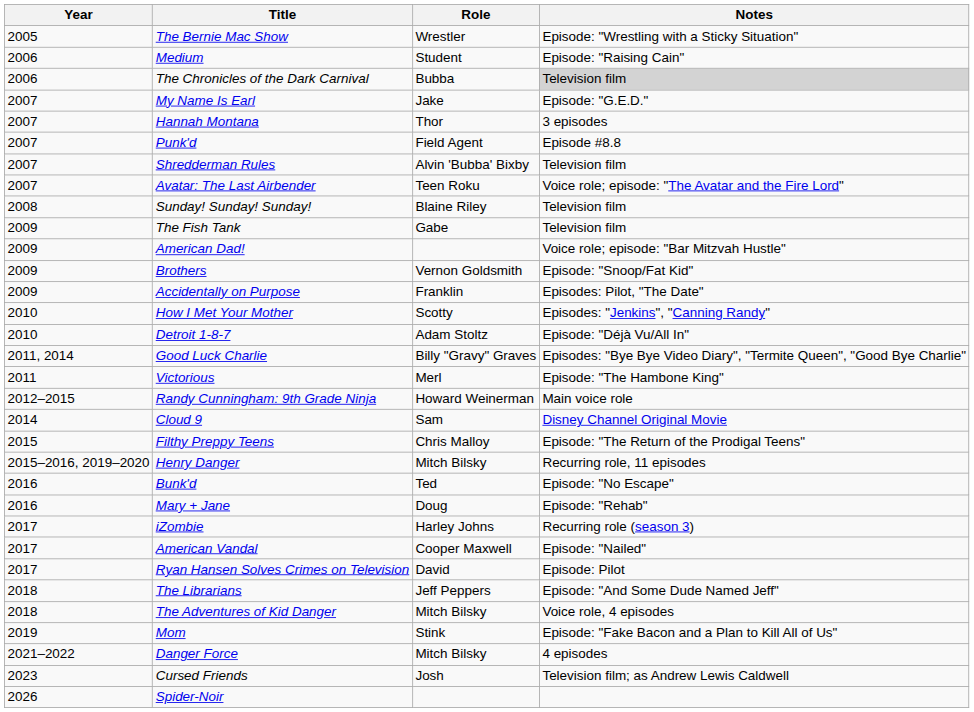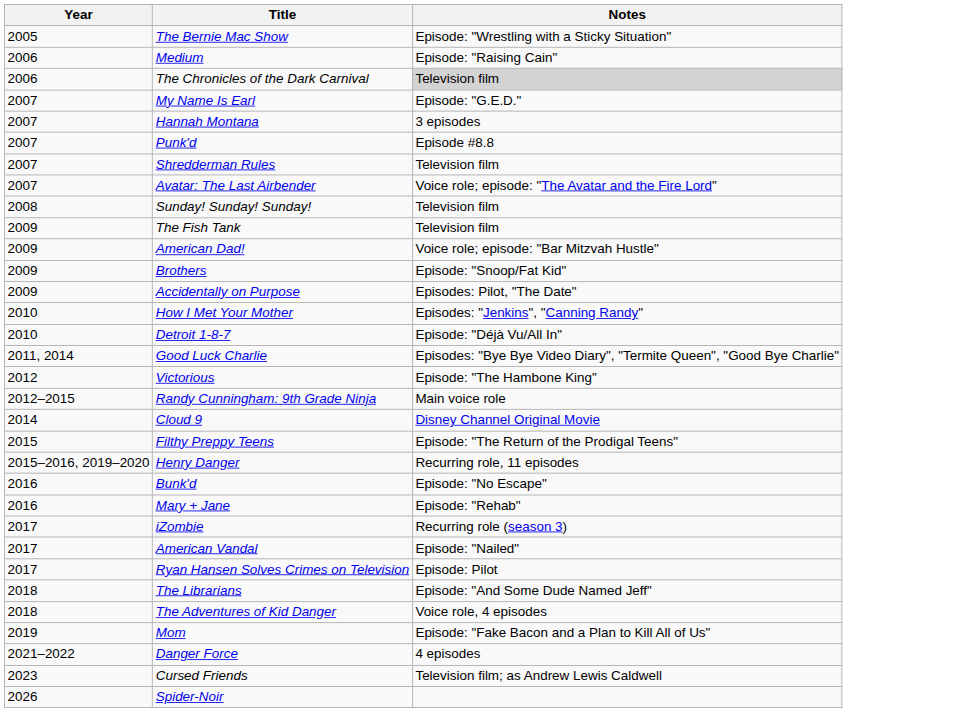- column: (476, 15)
(22, 377) 2011 -> (22, 377) 2012
